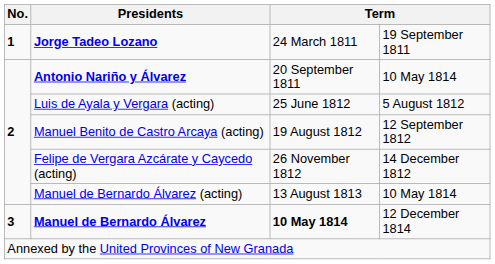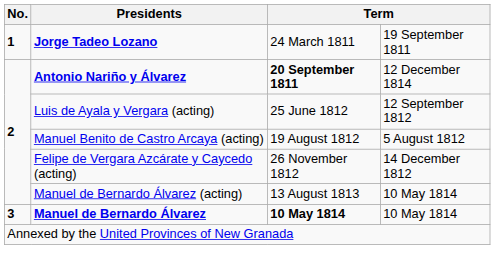(313, 76) normal -> (312, 76) bold
(420, 76) 10 May 1814 -> (422, 76) 12 December 1814
(423, 104) 5 August 1812 -> (423, 111) 12 September 1812
(423, 131) 12 September 1812 -> (424, 139) 5 August 1812
(421, 221) 12 December 1814 -> (420, 214) 10 May 1814
